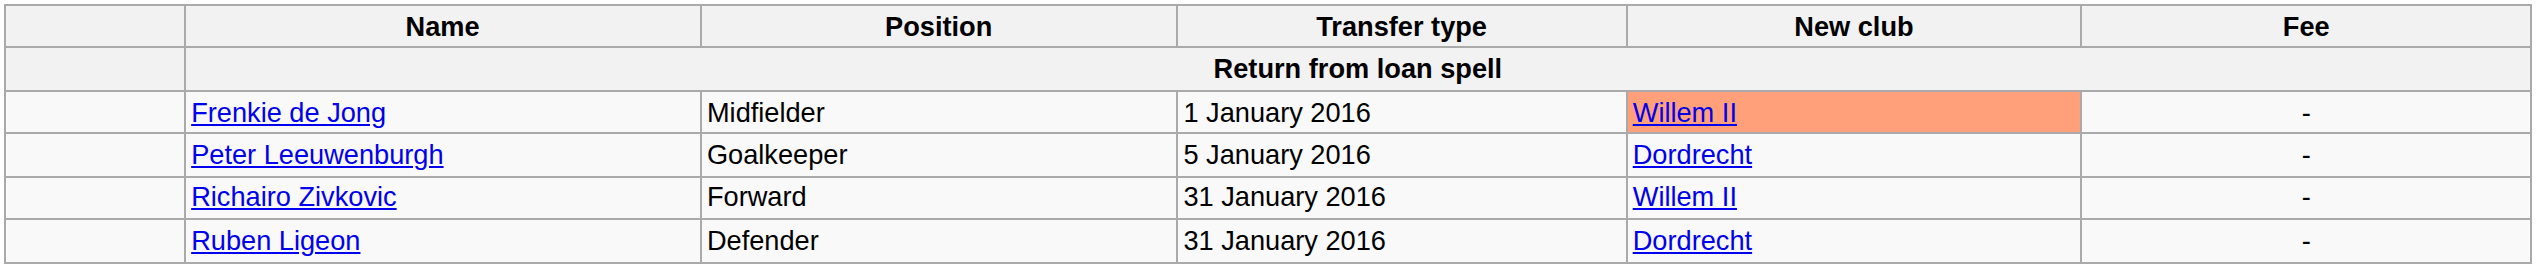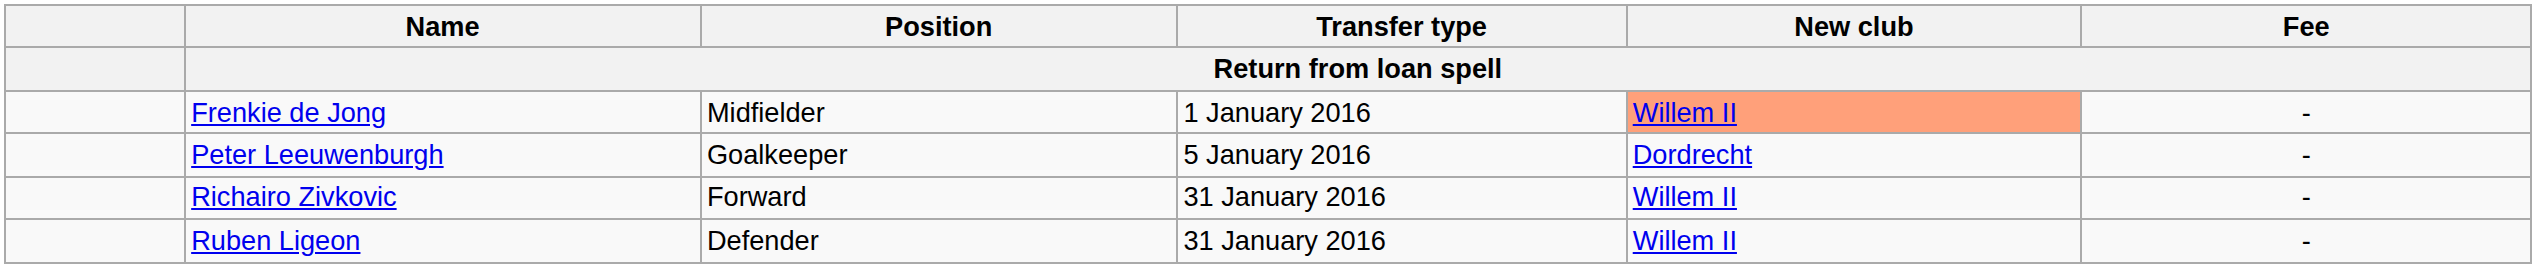(1692, 240) Dordrecht -> (1685, 240) Willem II
